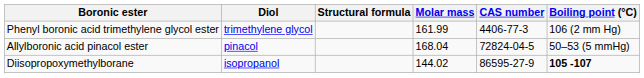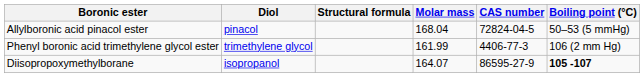rows swapped: (77, 47) <-> (113, 30)
(432, 64) 144.02 -> (432, 64) 164.07
